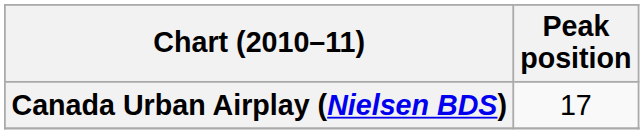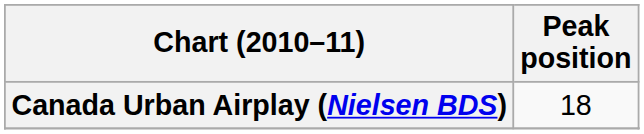(576, 104) 17 -> (576, 104) 18
